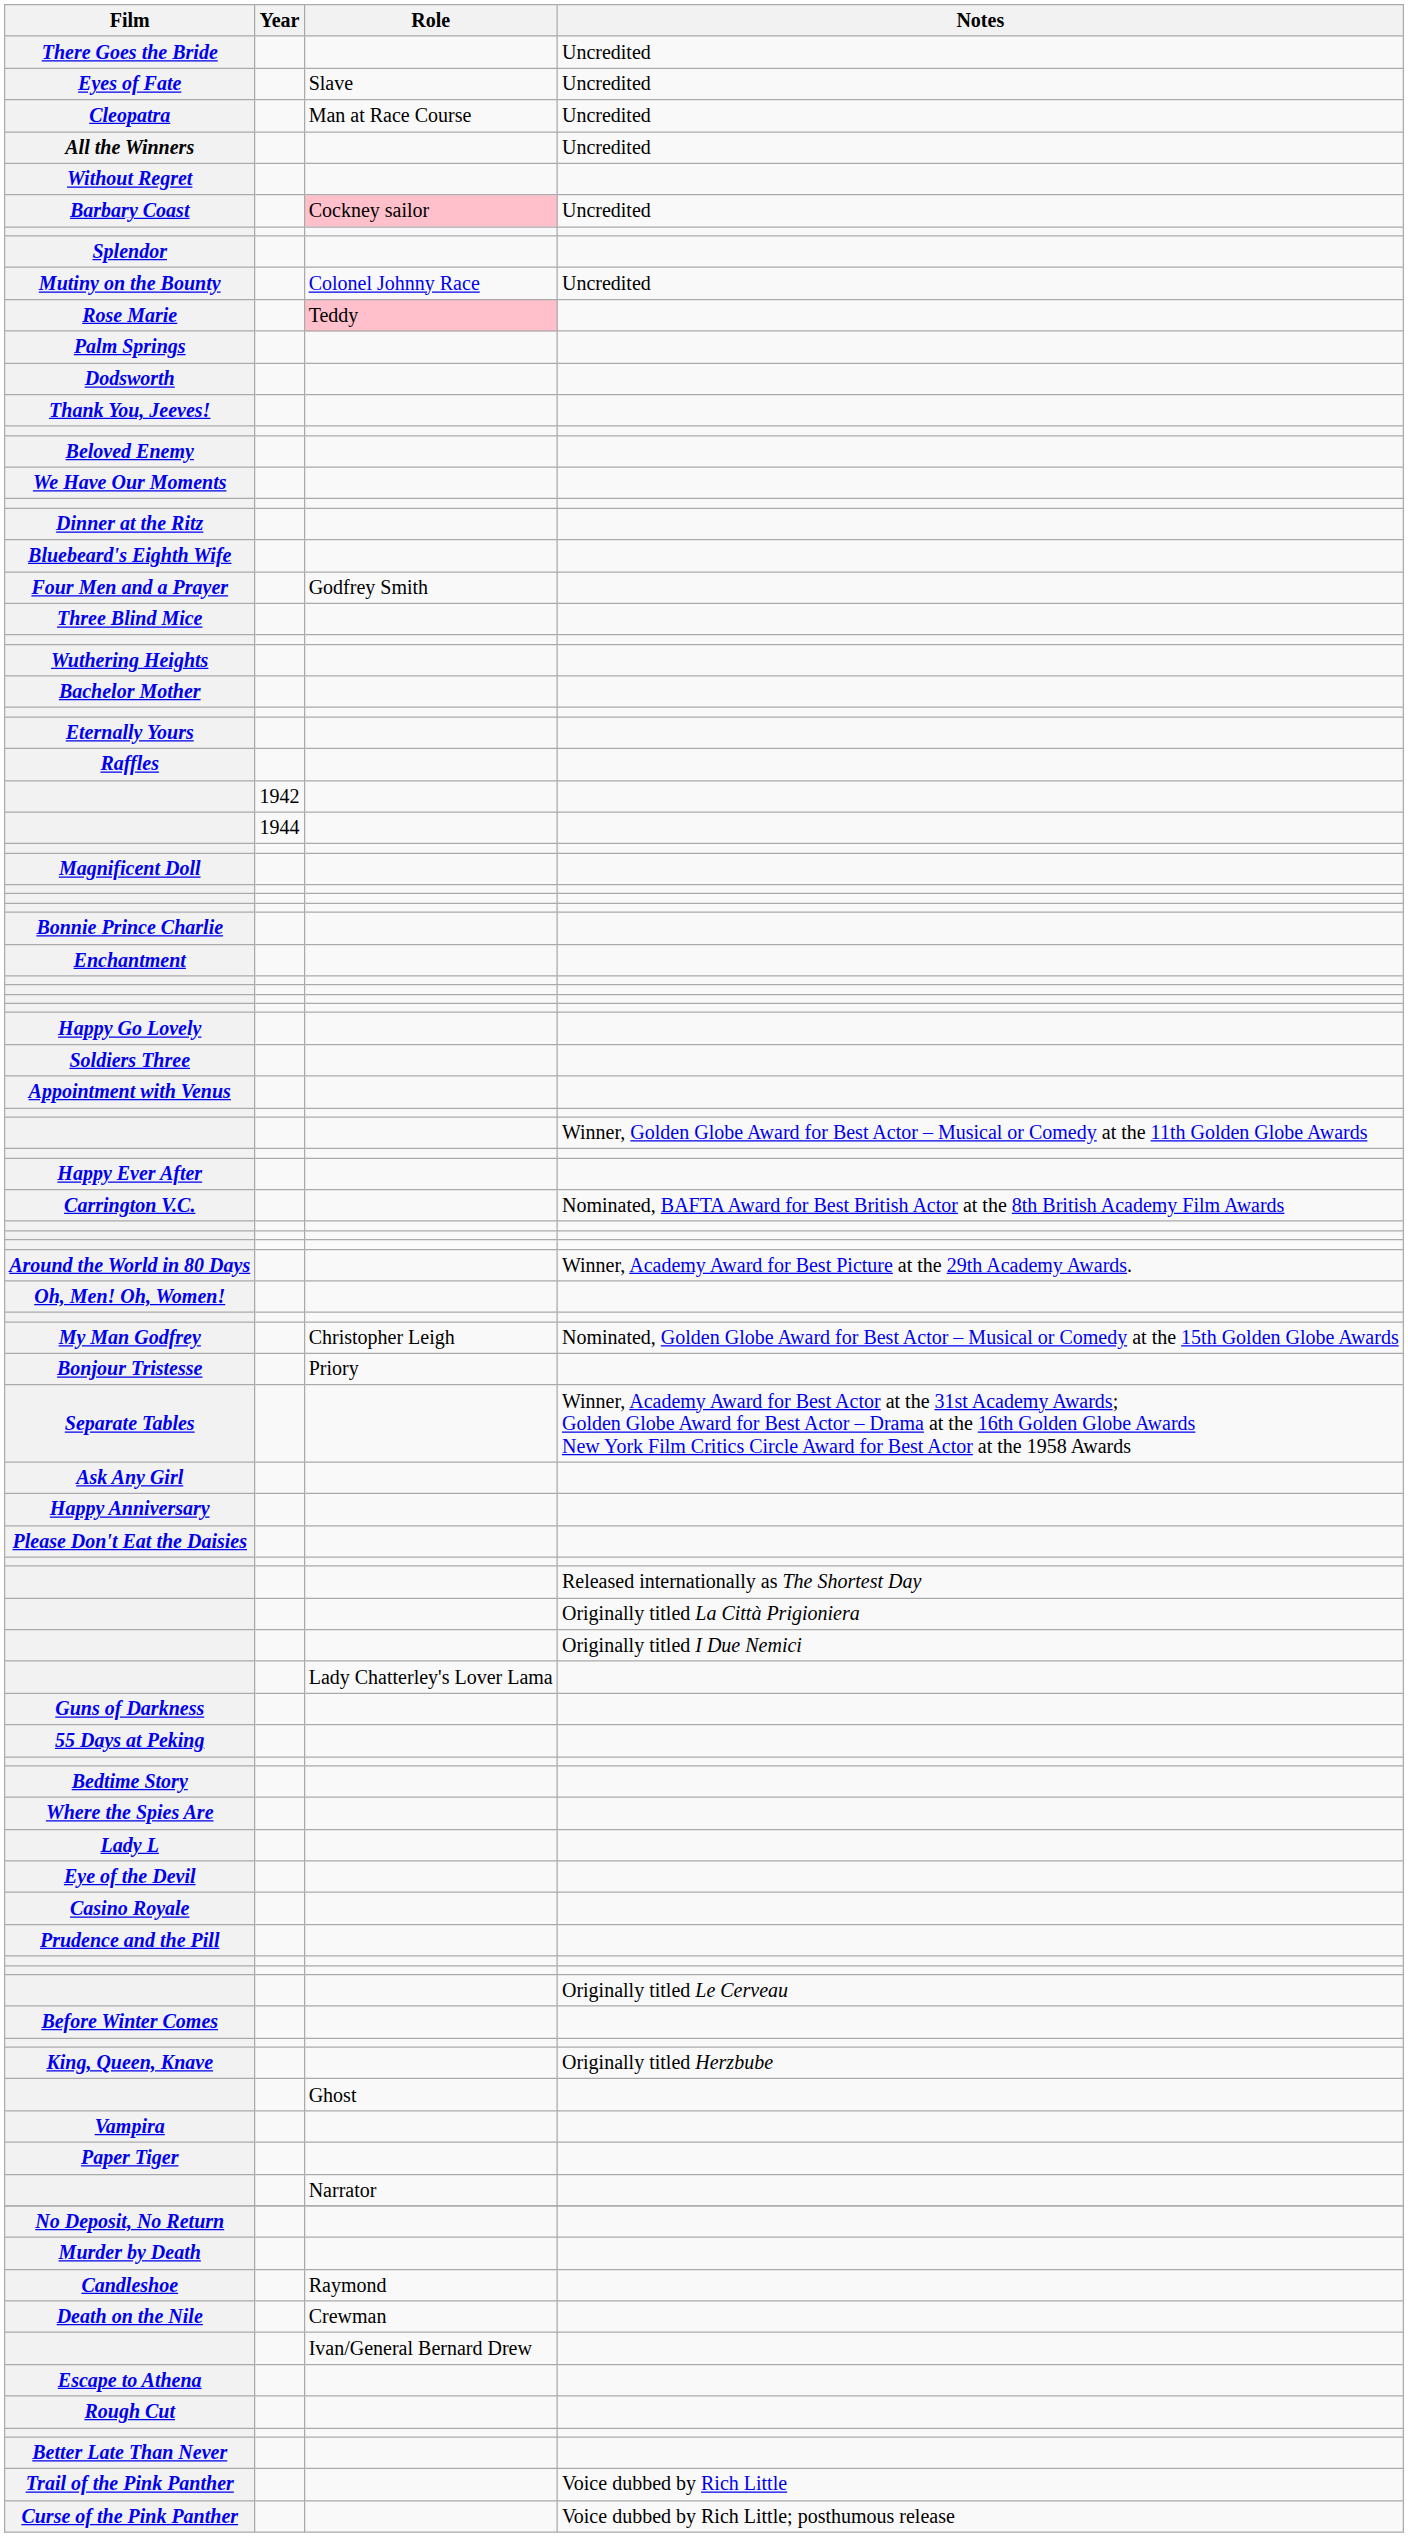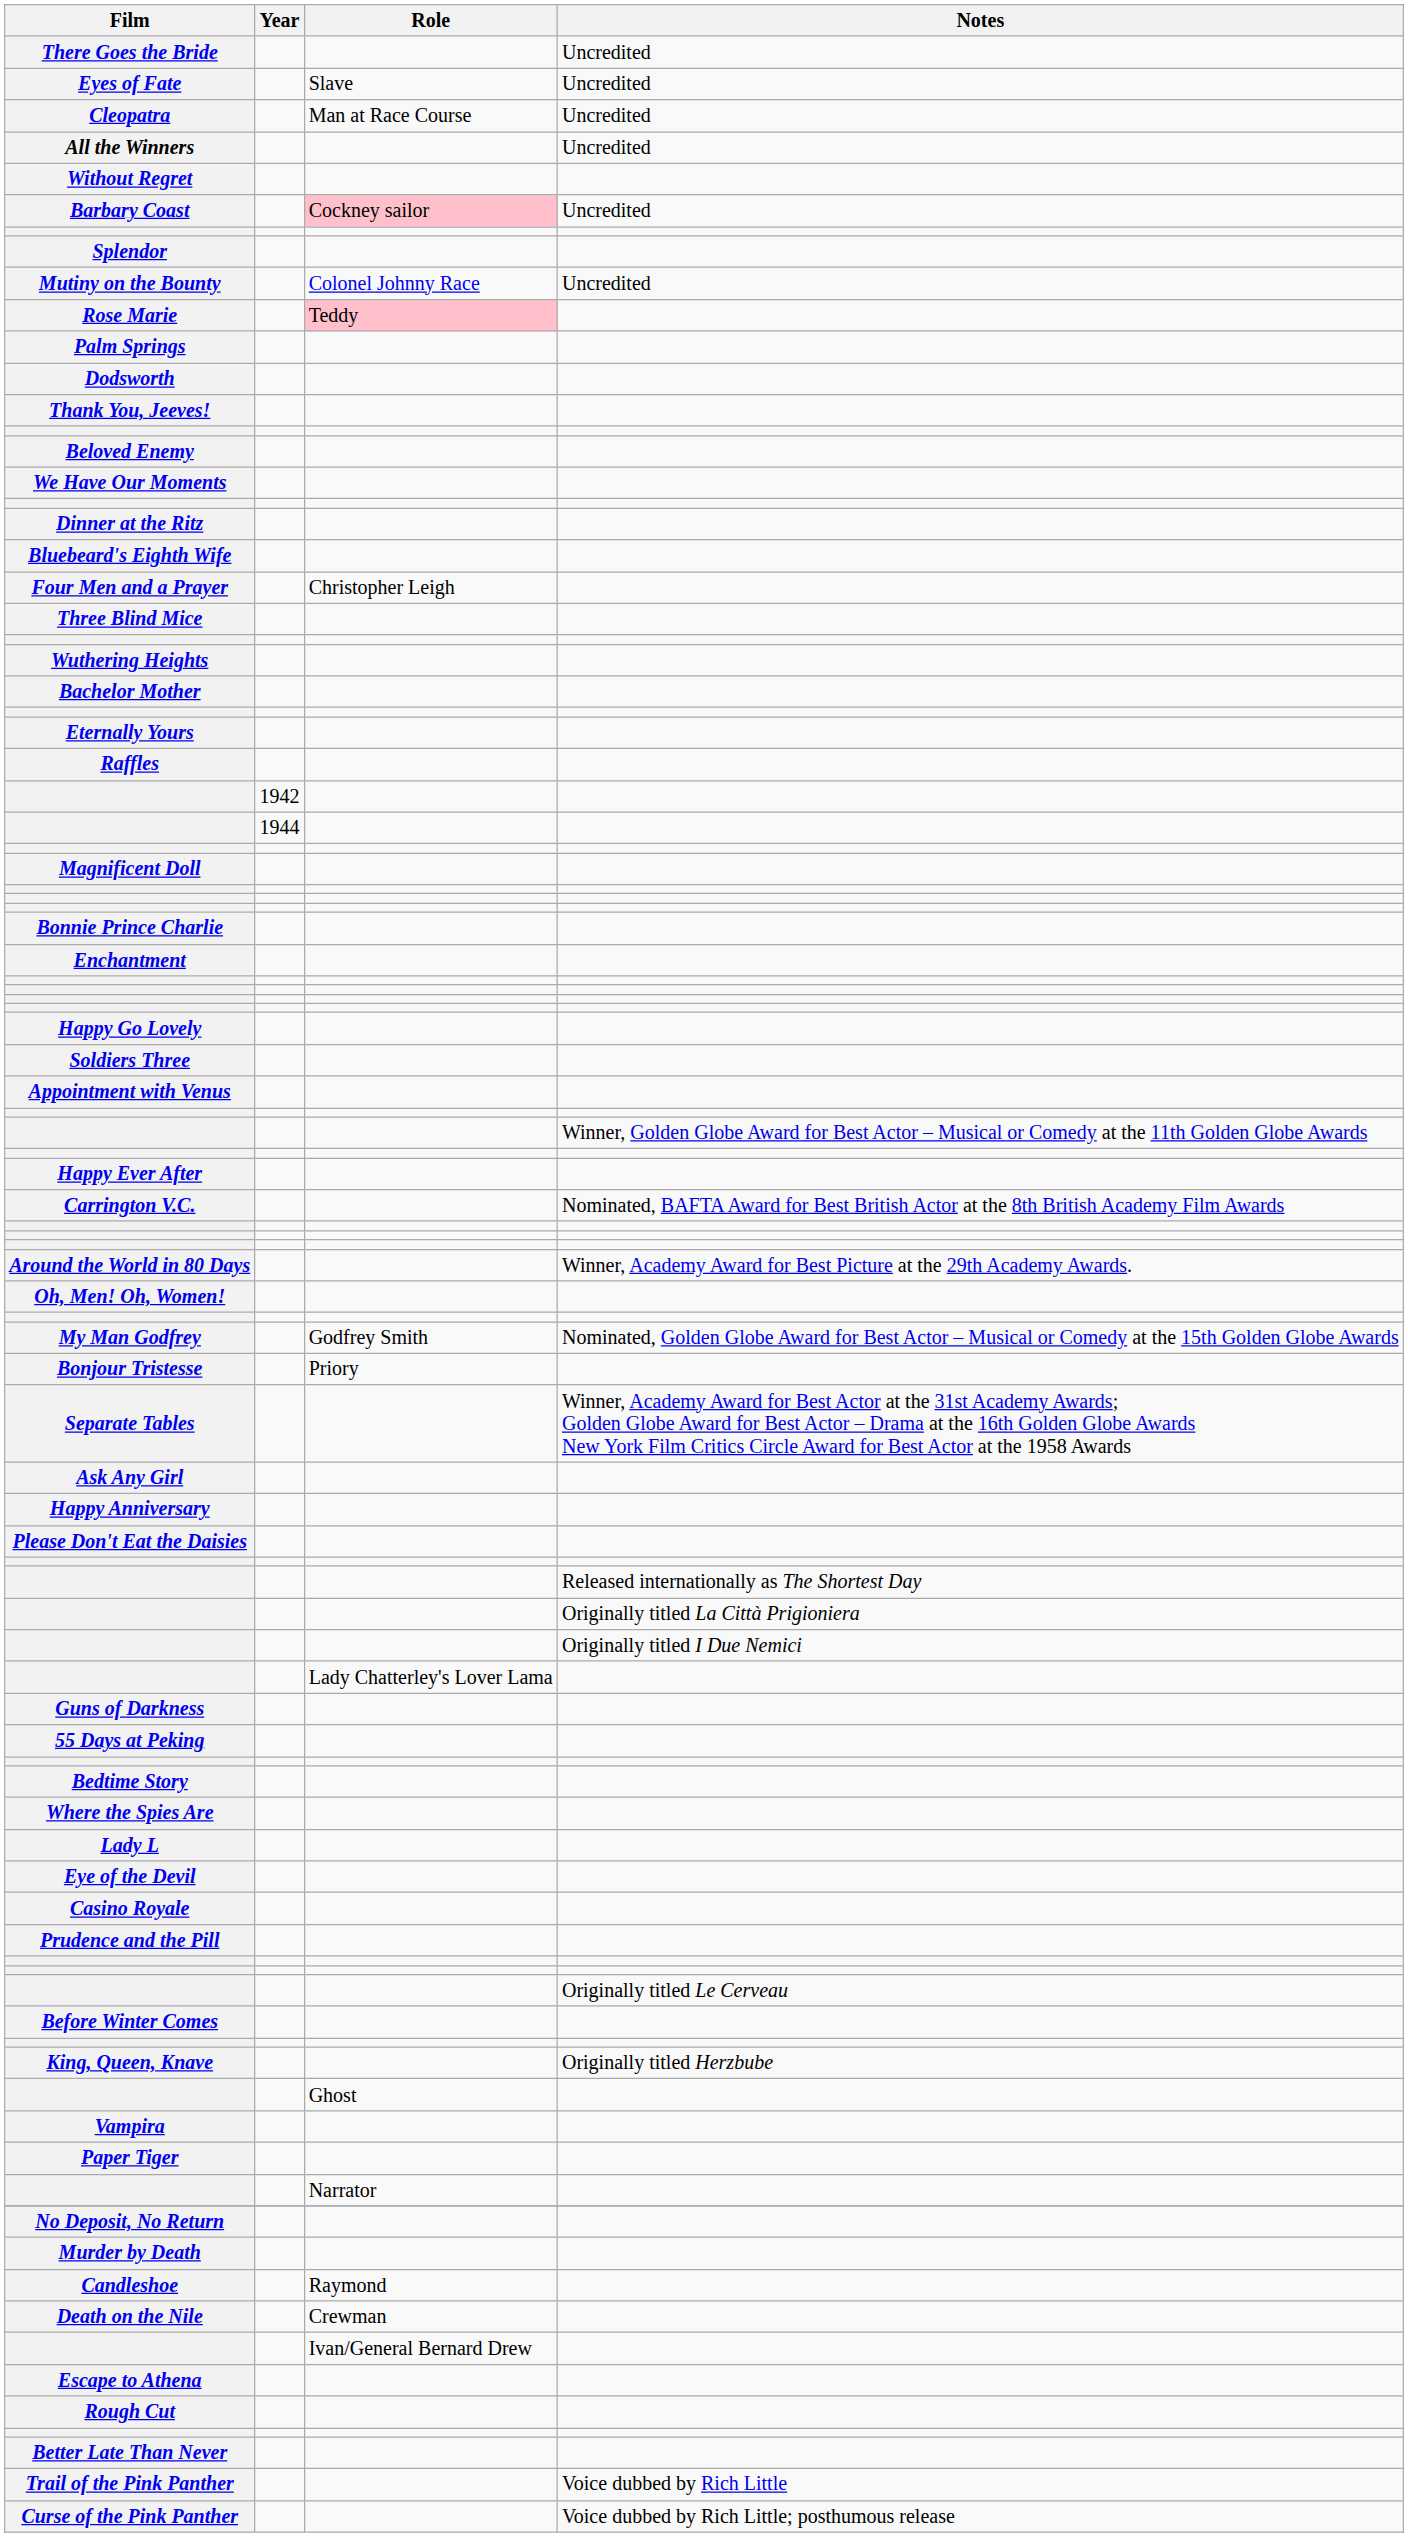(368, 587) Godfrey Smith -> (382, 587) Christopher Leigh
(382, 1337) Christopher Leigh -> (368, 1337) Godfrey Smith
